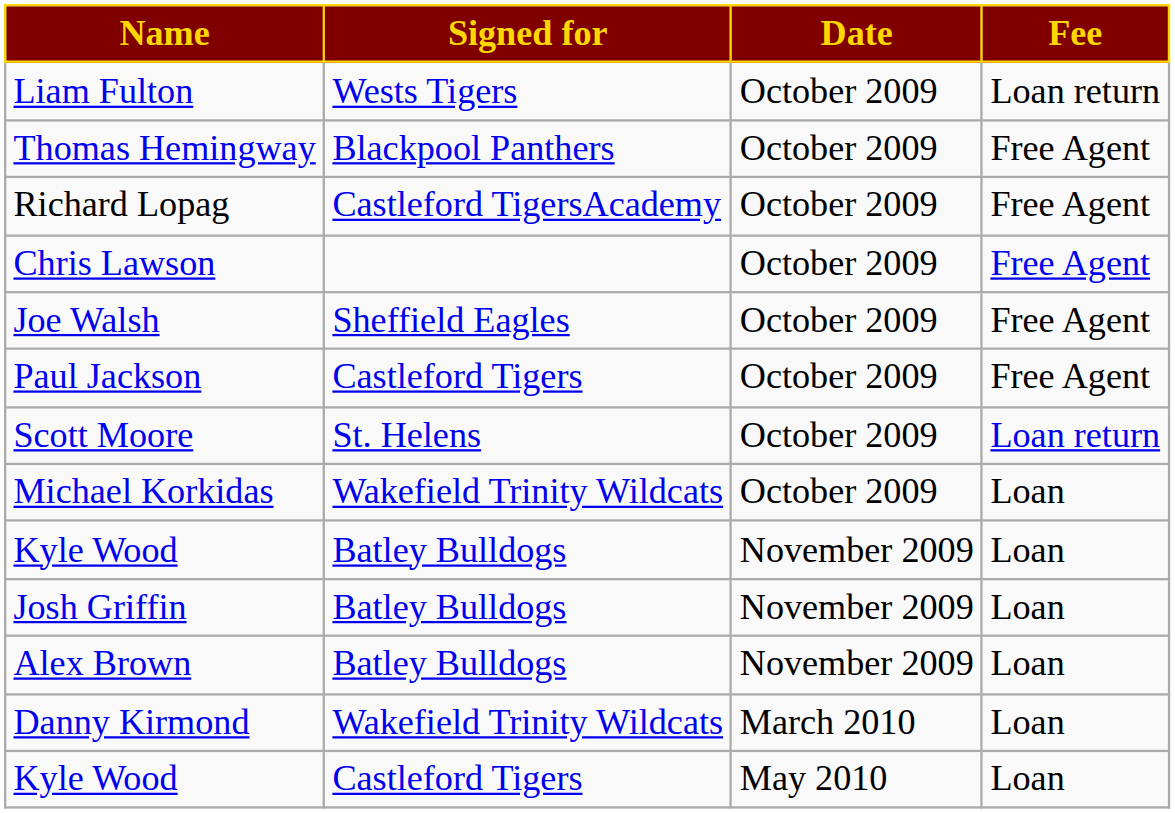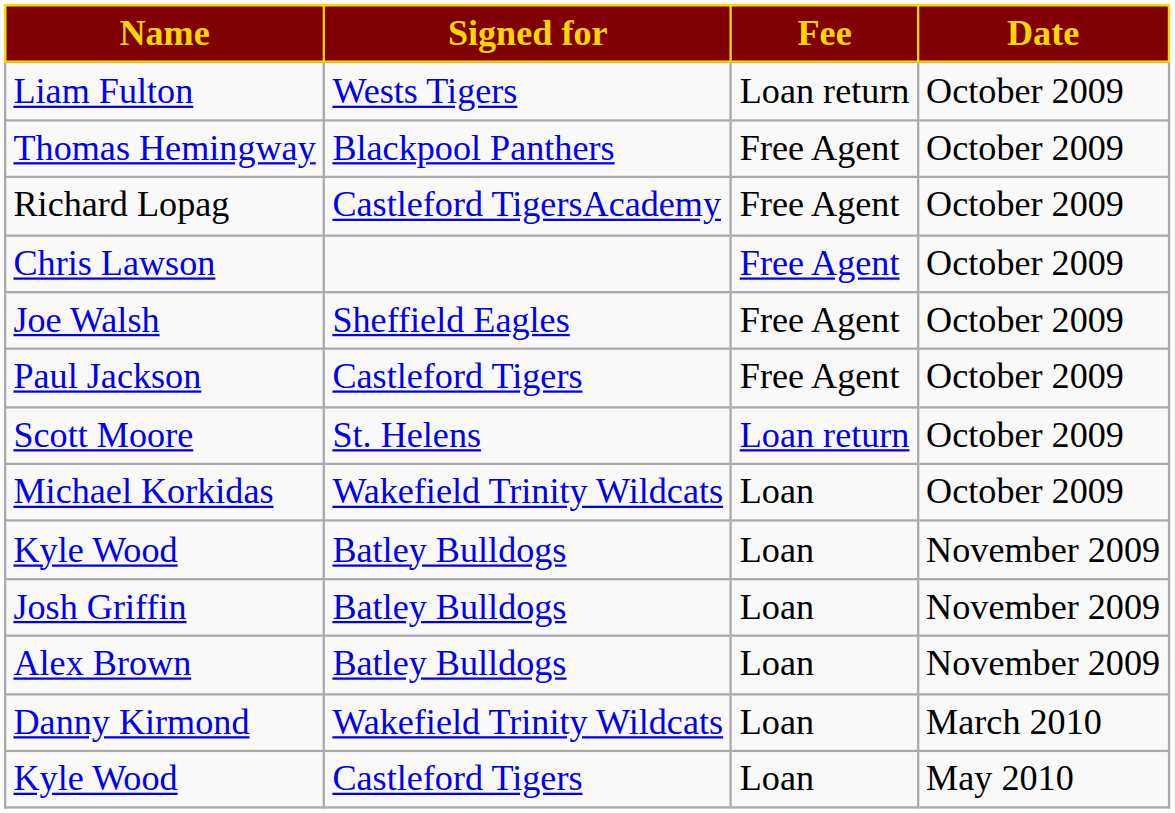columns swapped: (1075, 33) <-> (857, 33)
